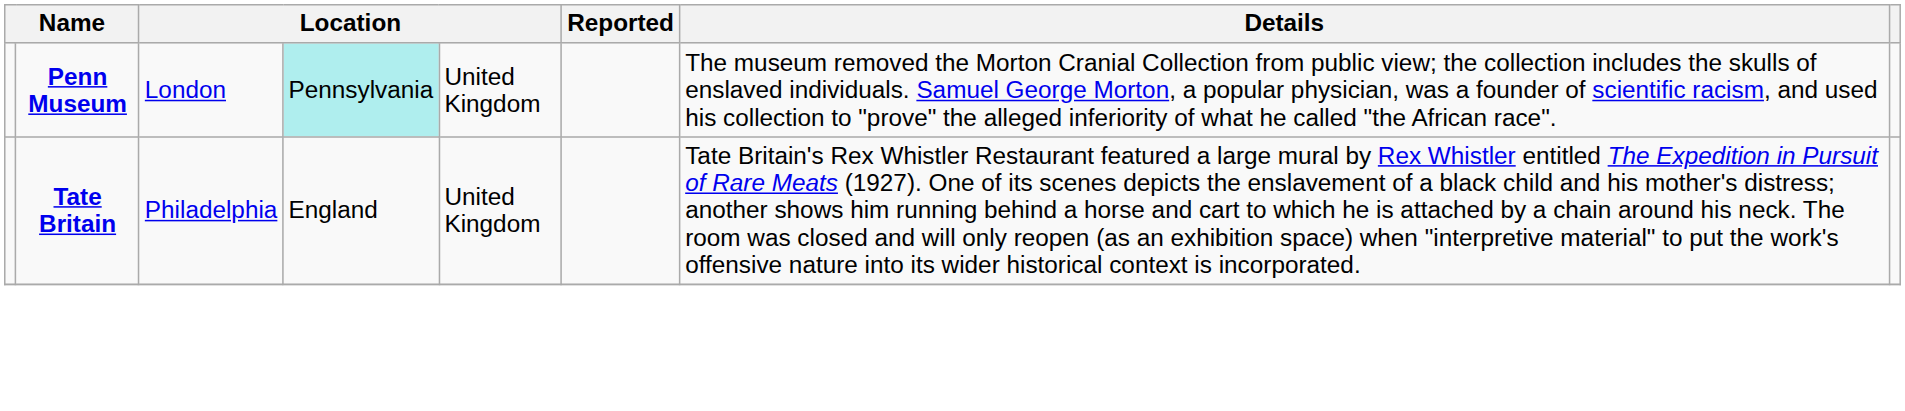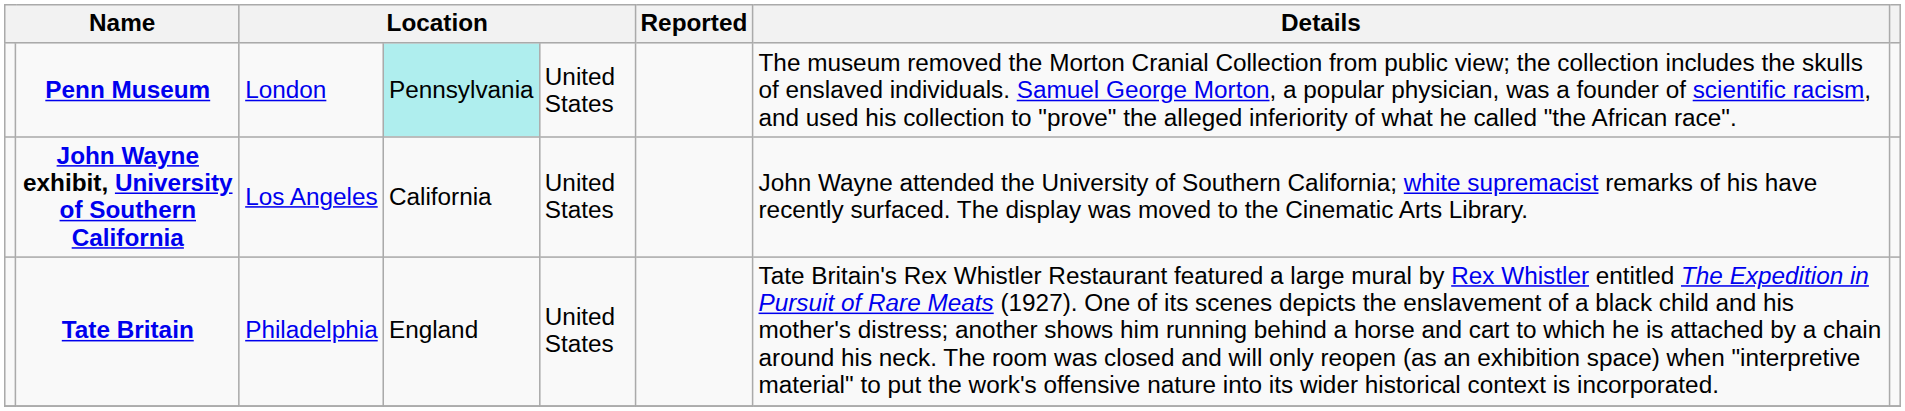(492, 89) United Kingdom -> (580, 89) United States
+ row: (128, 196)
(492, 210) United Kingdom -> (580, 331) United States
